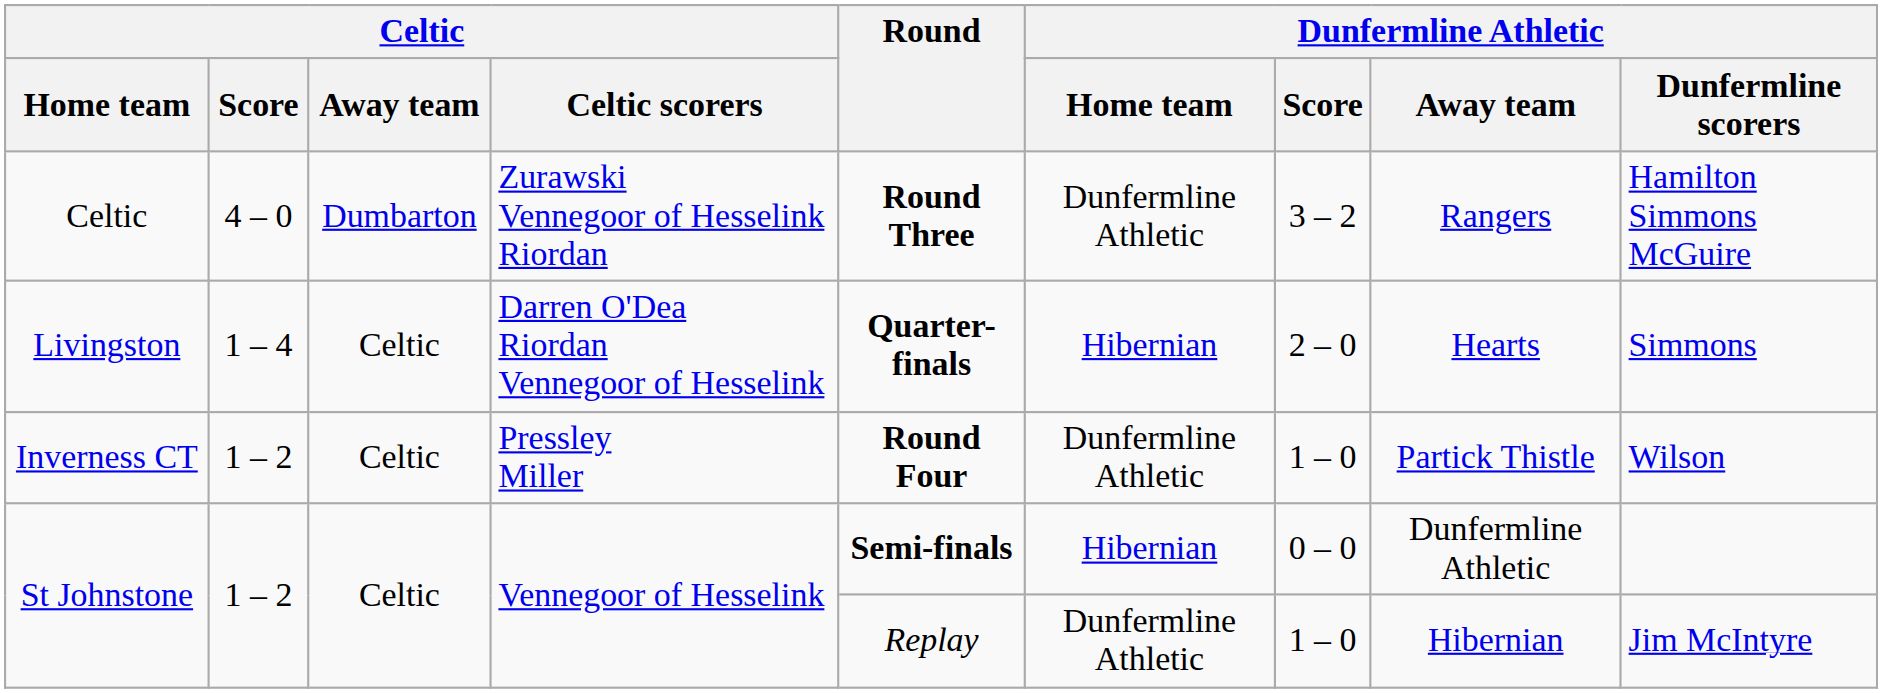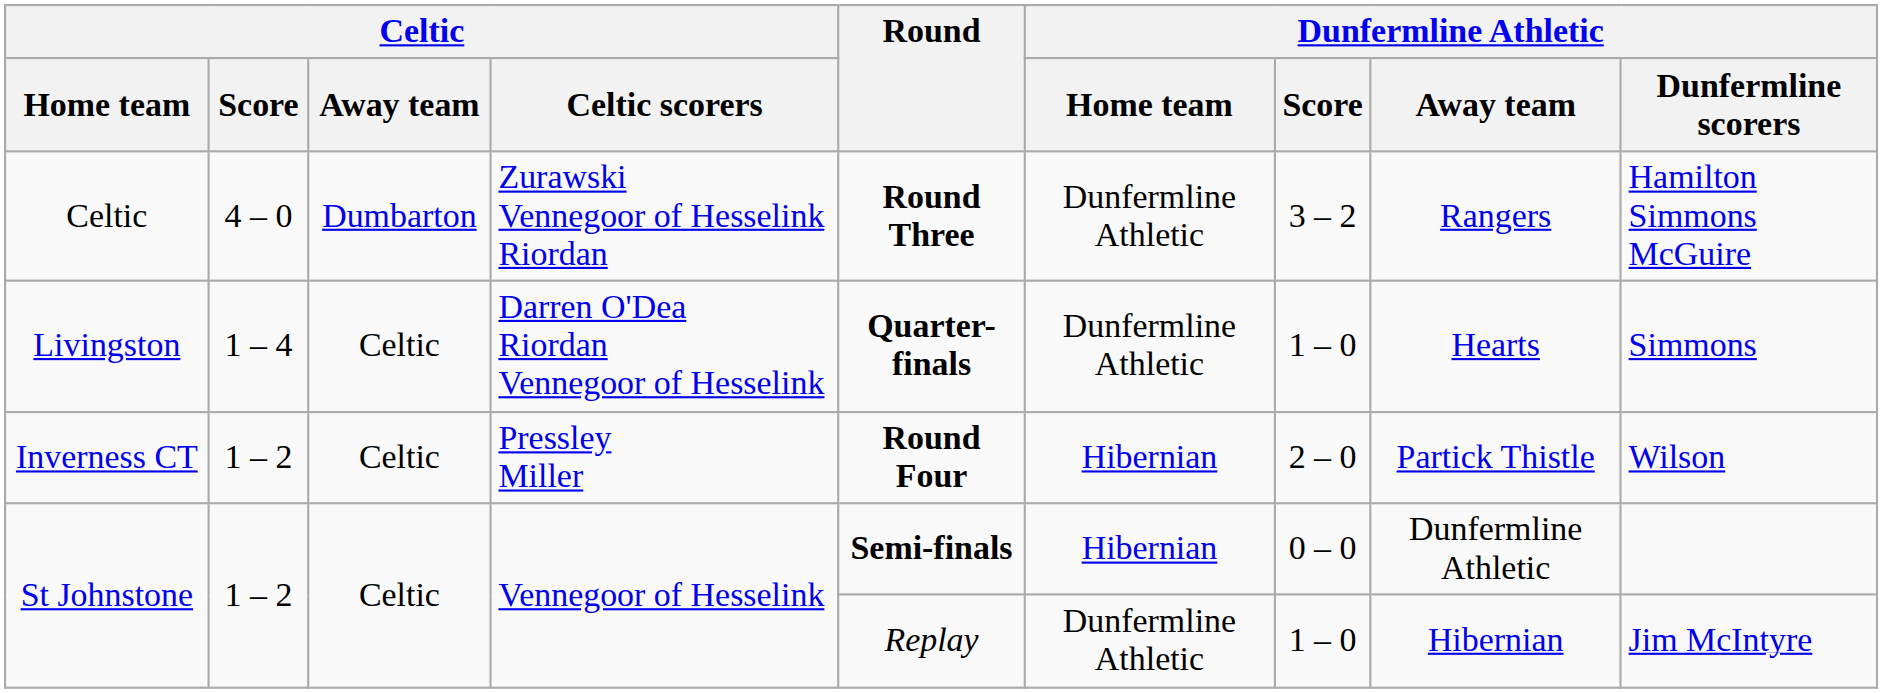(1149, 345) Hibernian -> (1149, 345) Dunfermline Athletic
(1323, 345) 2 – 0 -> (1323, 345) 1 – 0
(1149, 456) Dunfermline Athletic -> (1149, 456) Hibernian
(1323, 456) 1 – 0 -> (1323, 456) 2 – 0
